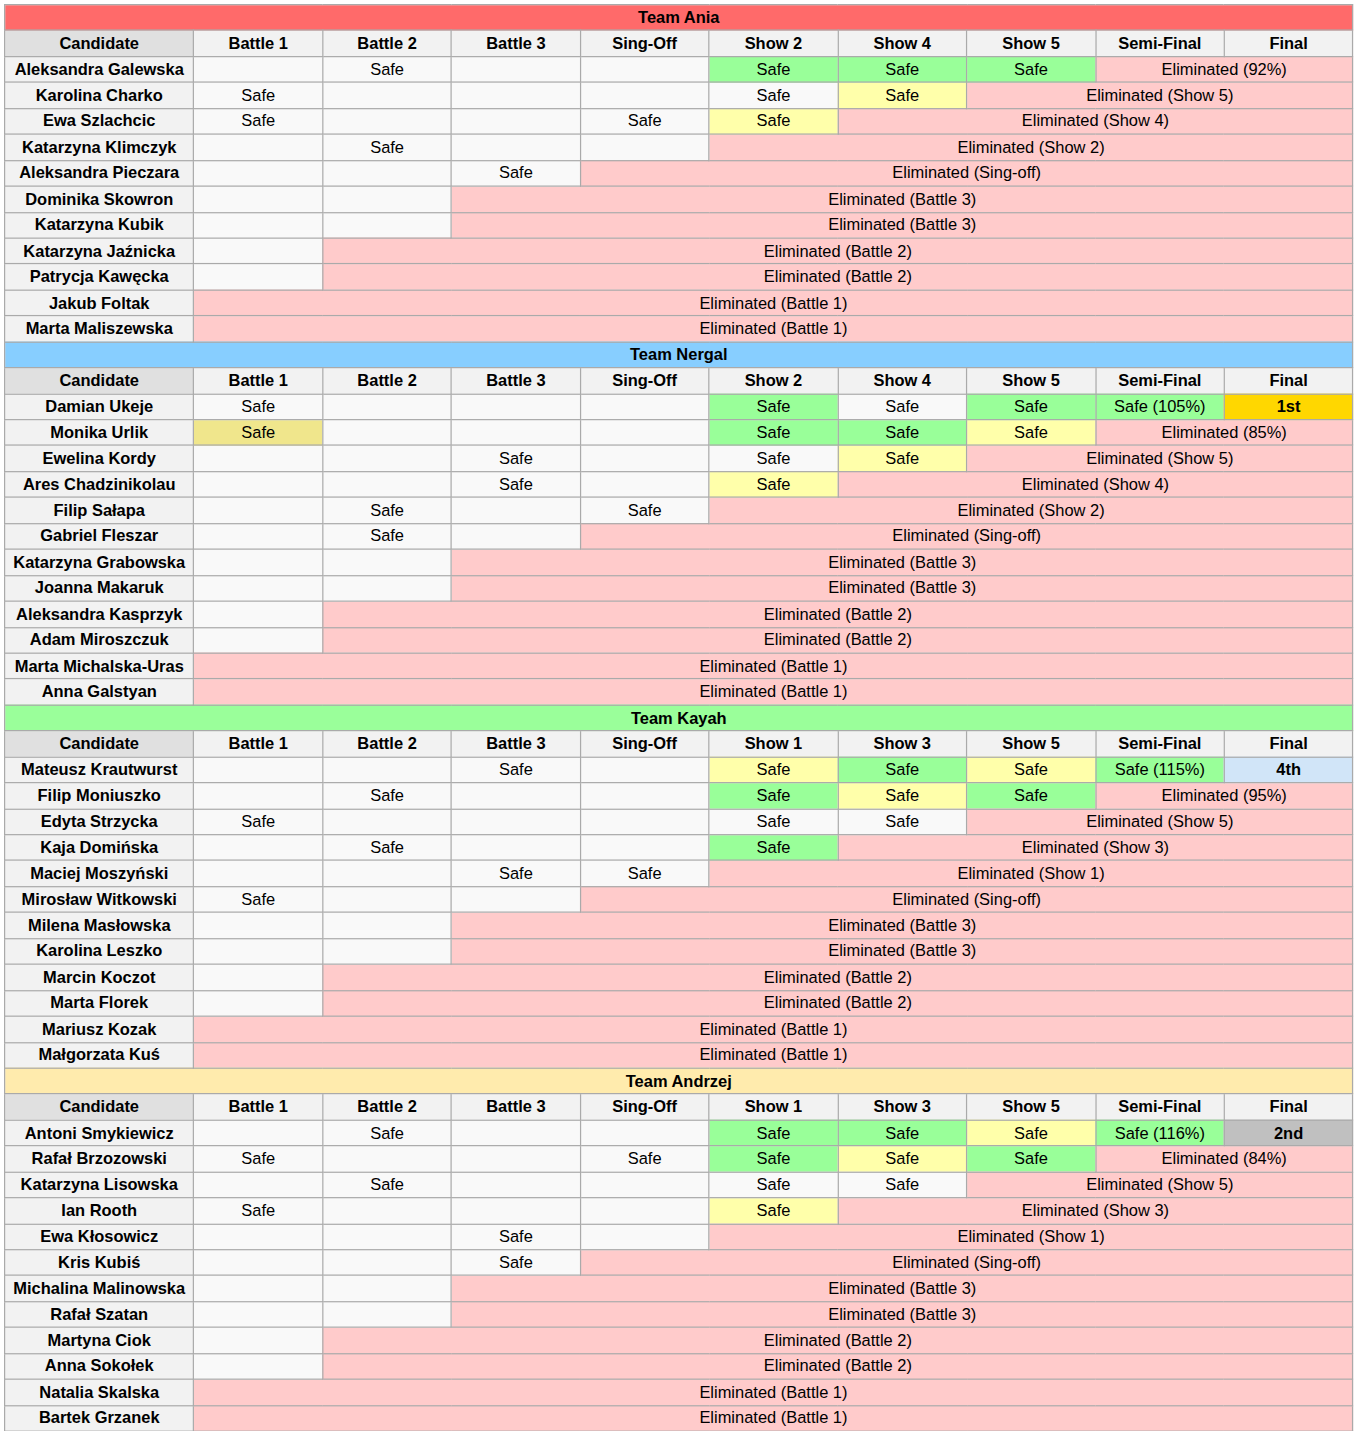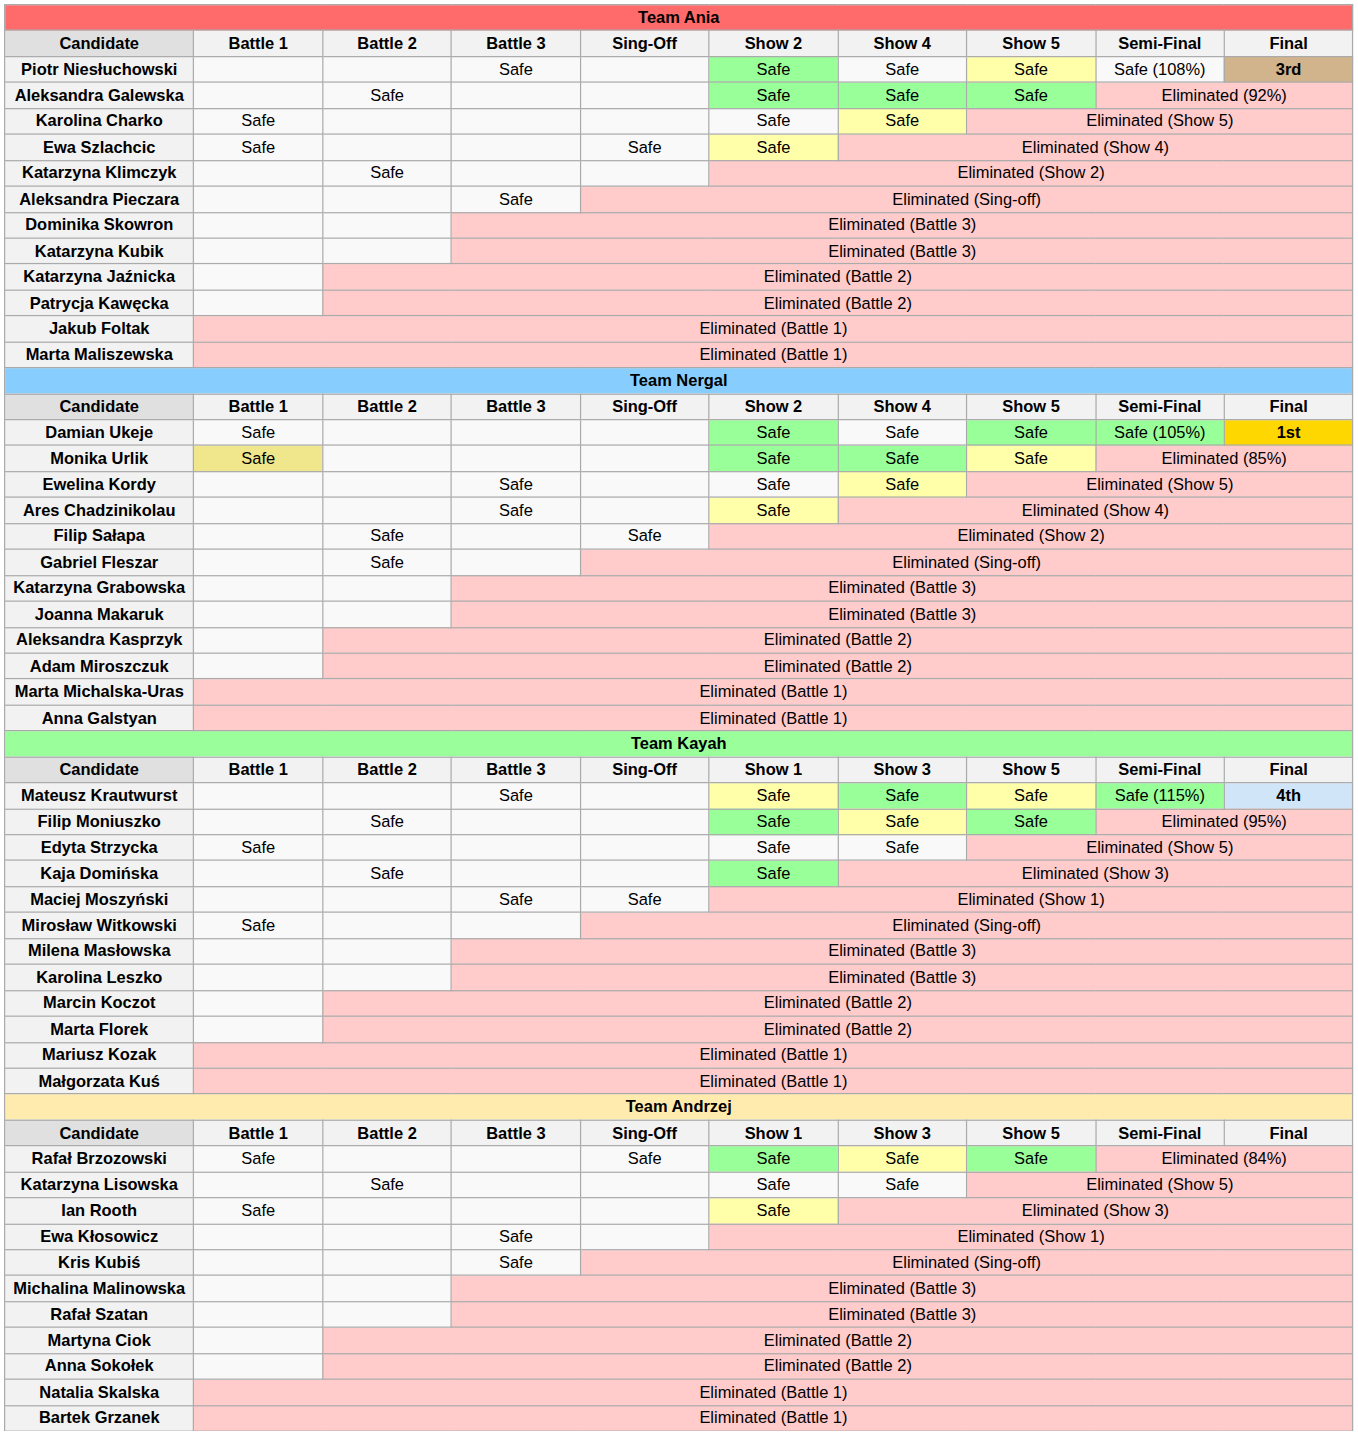+ row: (99, 69)
- row: (99, 1133)
